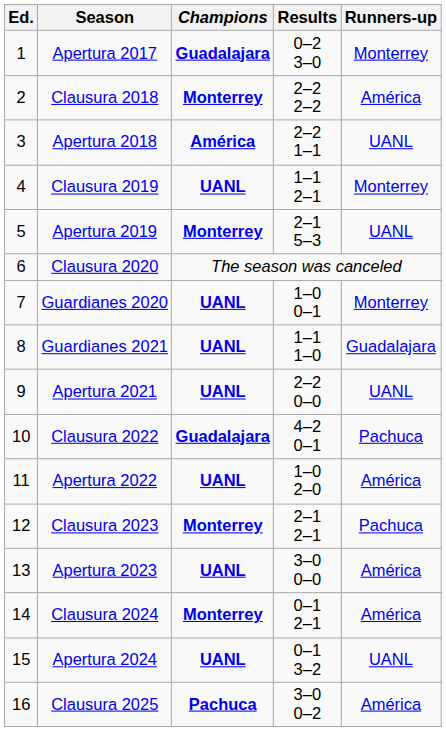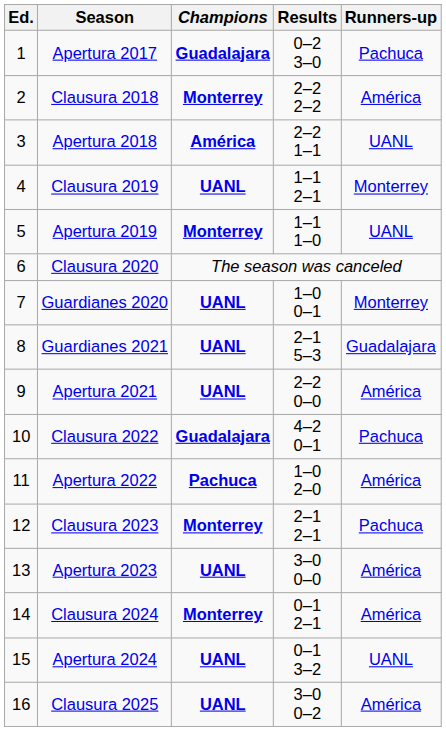(391, 52) Monterrey -> (391, 52) Pachuca
(307, 231) 2–1 5–3 -> (307, 231) 1–1 1–0
(307, 347) 1–1 1–0 -> (307, 347) 2–1 5–3
(391, 391) UANL -> (391, 391) América
(223, 481) UANL -> (223, 481) Pachuca
(223, 704) Pachuca -> (223, 704) UANL
